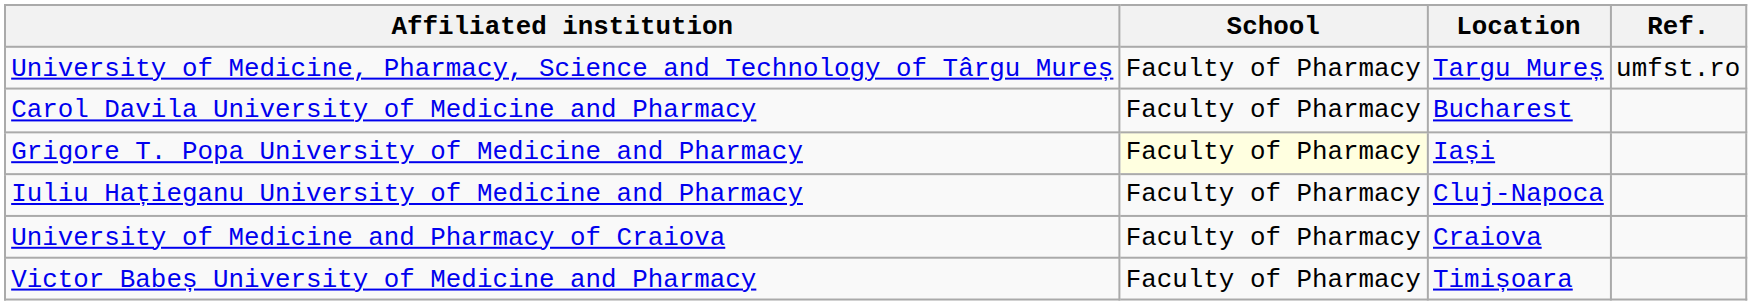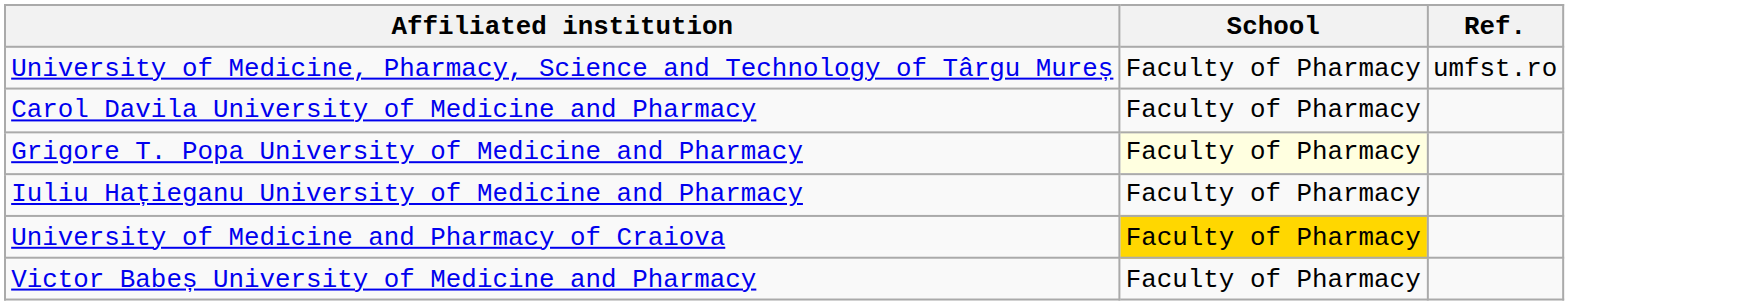- column: (1518, 26)
(1273, 237) no background -> (1273, 237) gold background
